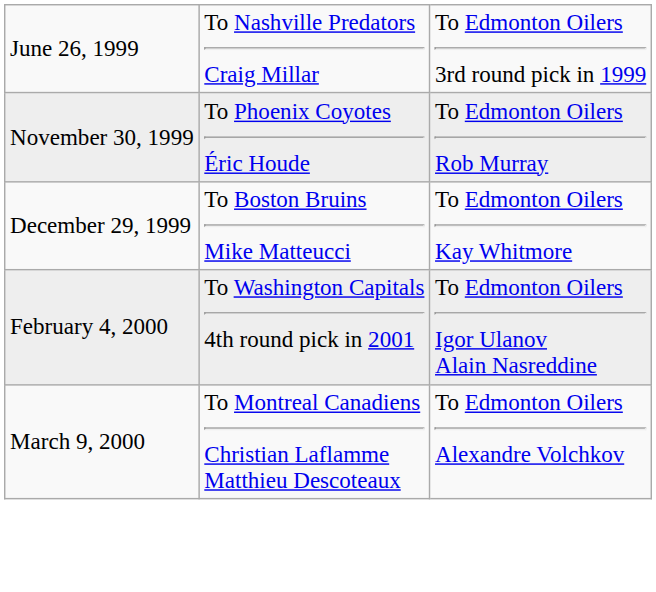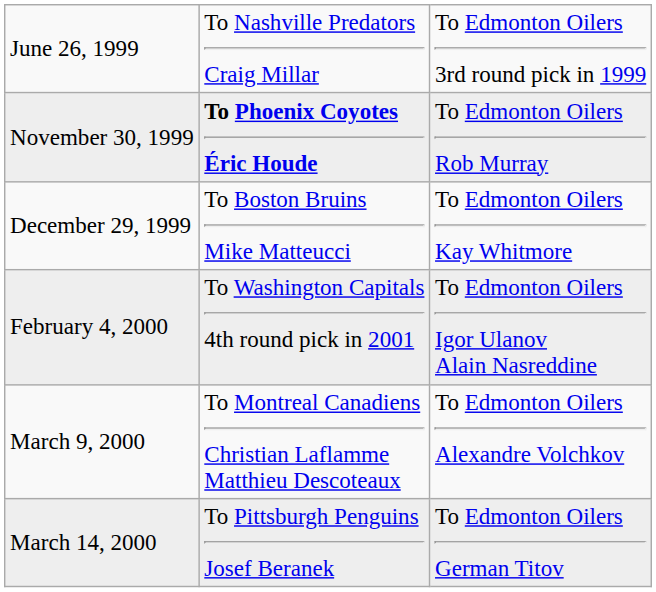(314, 137) normal -> (314, 137) bold
+ row: (83, 542)
